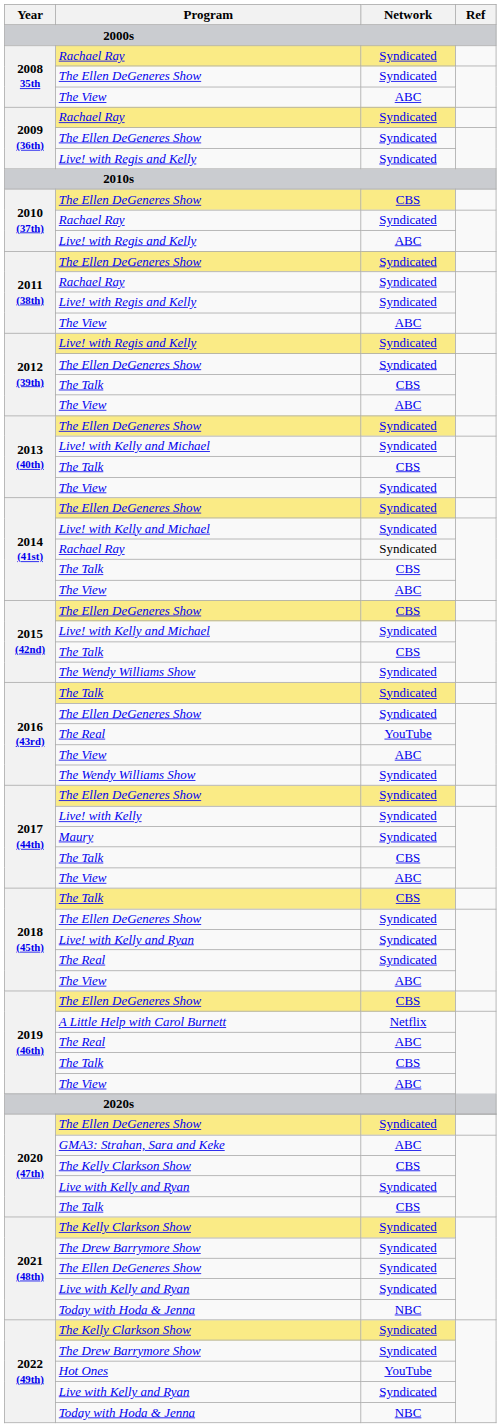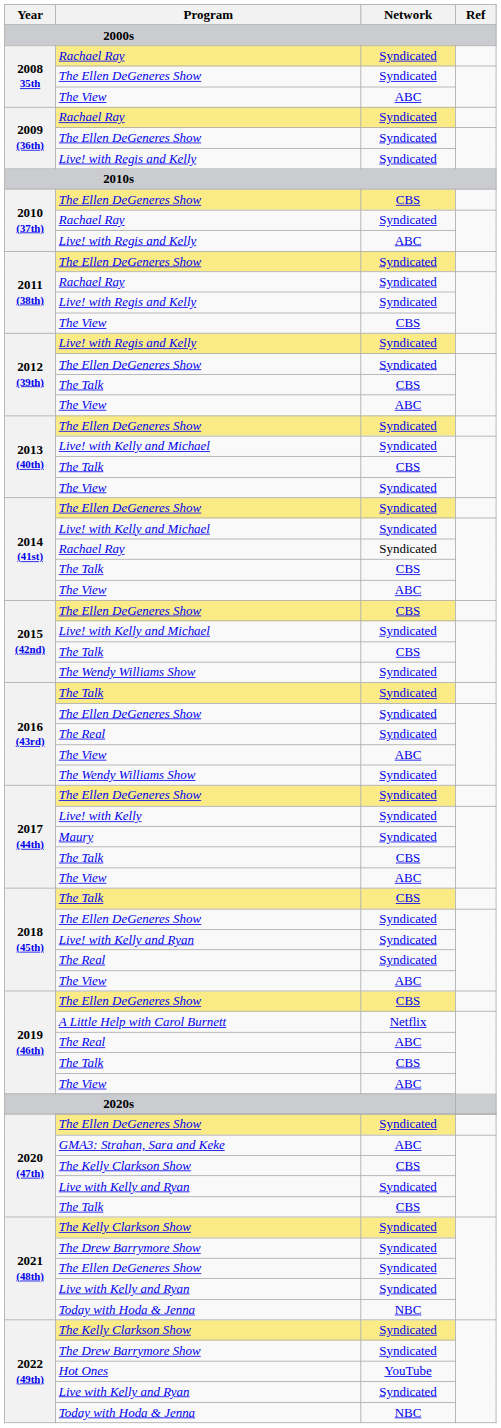(408, 323) ABC -> (408, 323) CBS
(408, 734) YouTube -> (408, 734) Syndicated
